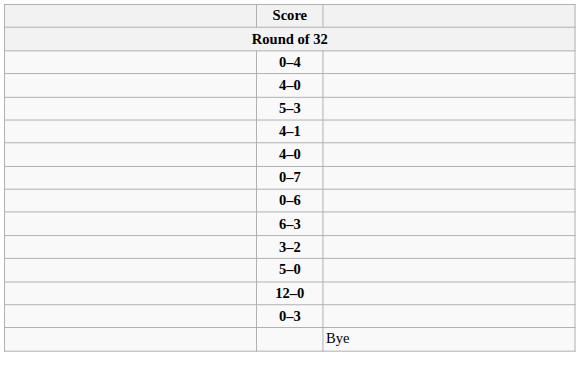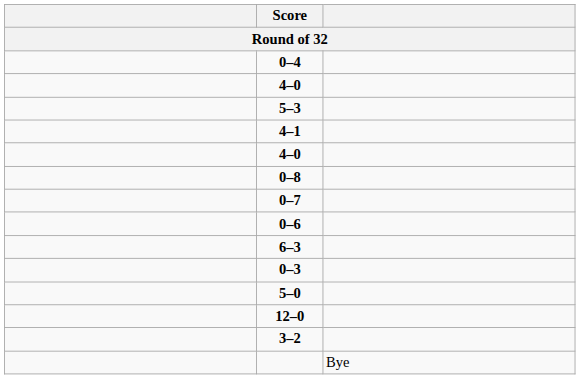+ row: (290, 177)
rows swapped: (290, 316) <-> (290, 246)
